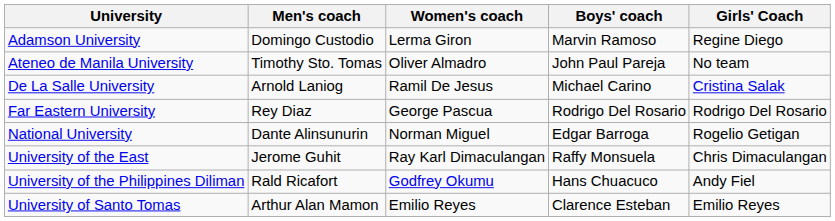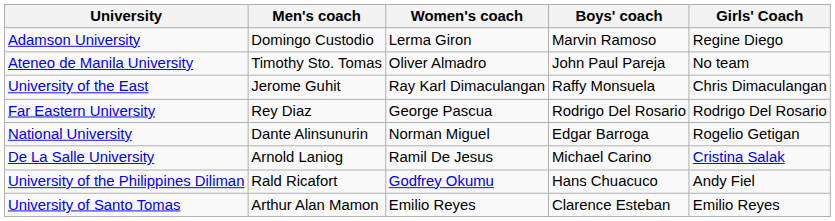rows swapped: (81, 87) <-> (78, 157)
